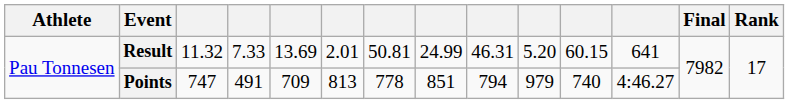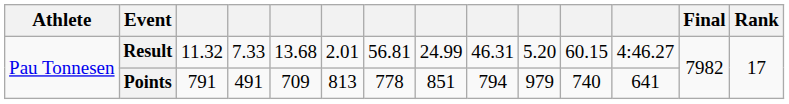(296, 51) 13.69 -> (296, 51) 13.68
(389, 51) 50.81 -> (389, 51) 56.81
(646, 51) 641 -> (646, 51) 4:46.27
(202, 83) 747 -> (202, 83) 791
(646, 83) 4:46.27 -> (646, 83) 641
